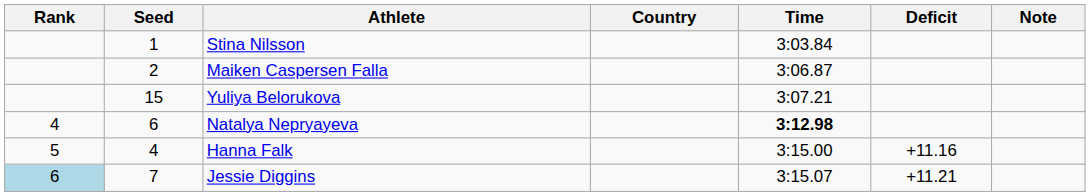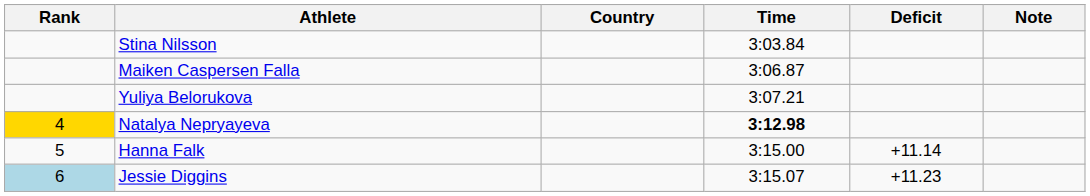- column: (154, 17)
(55, 124) no background -> (60, 124) gold background
(931, 151) +11.16 -> (916, 151) +11.14
(931, 177) +11.21 -> (916, 177) +11.23
